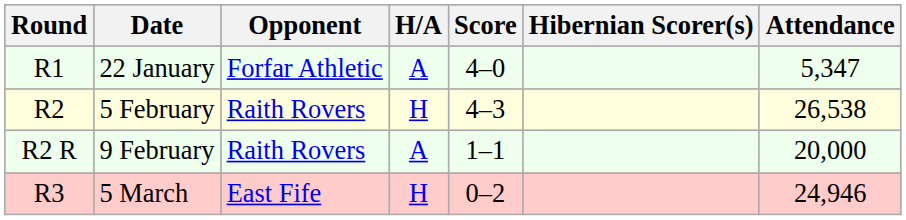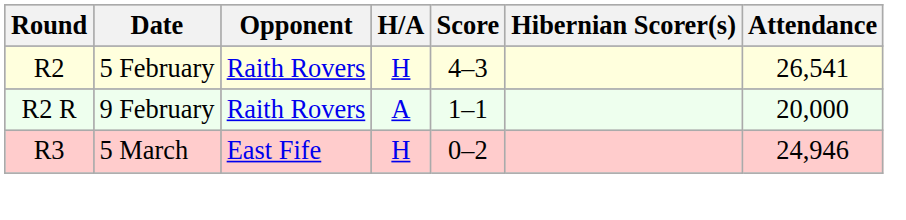- row: (157, 67)
(830, 109) 26,538 -> (813, 67) 26,541
